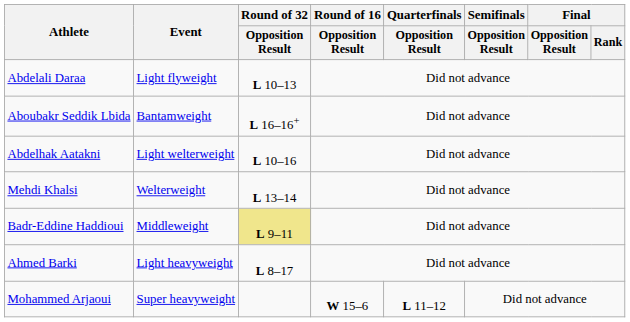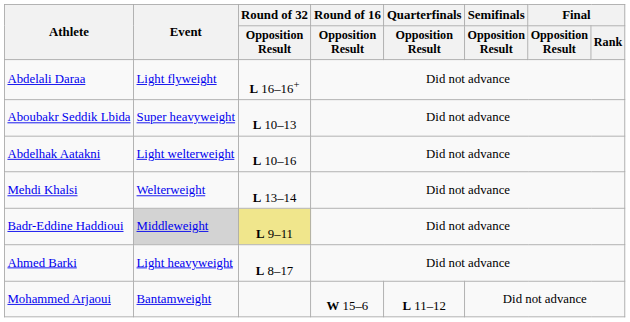(275, 85) L 10–13 -> (275, 87) L 16–16+
(174, 116) Bantamweight -> (186, 118) Super heavyweight
(275, 123) L 16–16+ -> (275, 125) L 10–13
(172, 226) no background -> (172, 226) lightgrey background
(186, 299) Super heavyweight -> (174, 299) Bantamweight
